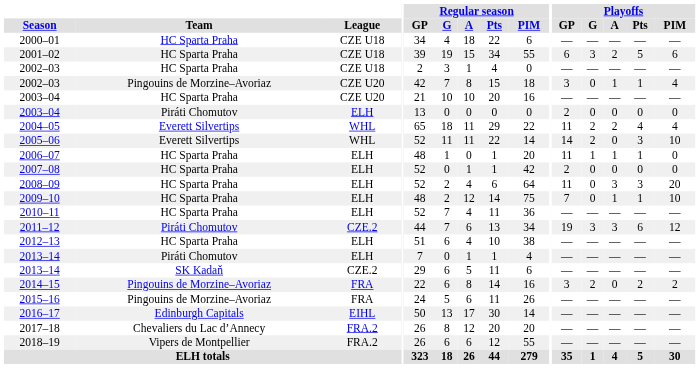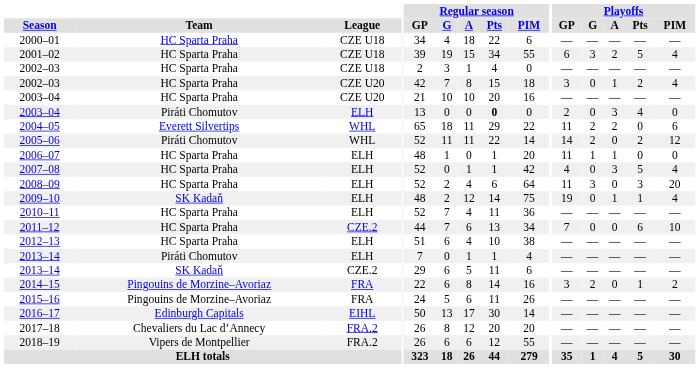(675, 54) 6 -> (675, 54) 4
(199, 83) Pingouins de Morzine–Avoriaz -> (199, 83) HC Sparta Praha
(640, 83) 1 -> (640, 83) 2
(494, 112) normal -> (494, 112) bold
(615, 112) 0 -> (615, 112) 3
(640, 112) 0 -> (640, 112) 4
(640, 126) 4 -> (640, 126) 0
(675, 126) 4 -> (675, 126) 6
(199, 140) Everett Silvertips -> (199, 140) Piráti Chomutov
(640, 140) 3 -> (640, 140) 2
(675, 140) 10 -> (675, 140) 12
(640, 155) 1 -> (640, 155) 0
(567, 169) 2 -> (567, 169) 4
(615, 169) 0 -> (615, 169) 3
(640, 169) 0 -> (640, 169) 5
(675, 169) 0 -> (675, 169) 4
(593, 184) 0 -> (593, 184) 3
(615, 184) 3 -> (615, 184) 0
(199, 198) HC Sparta Praha -> (199, 198) SK Kadaň
(567, 198) 7 -> (567, 198) 19
(675, 198) 10 -> (675, 198) 4
(199, 227) Piráti Chomutov -> (199, 227) HC Sparta Praha
(567, 227) 19 -> (567, 227) 7
(593, 227) 3 -> (593, 227) 0
(615, 227) 3 -> (615, 227) 0
(675, 227) 12 -> (675, 227) 10
(640, 284) 2 -> (640, 284) 1
